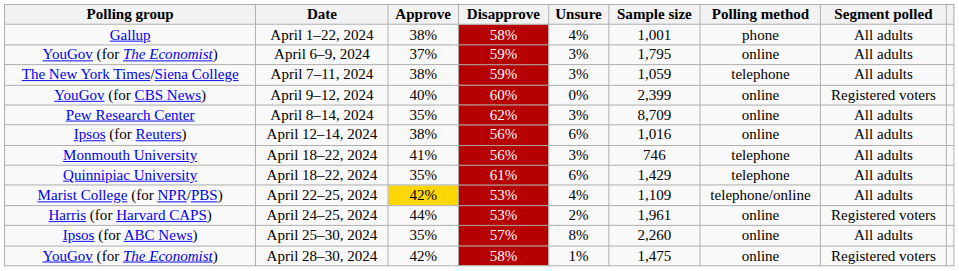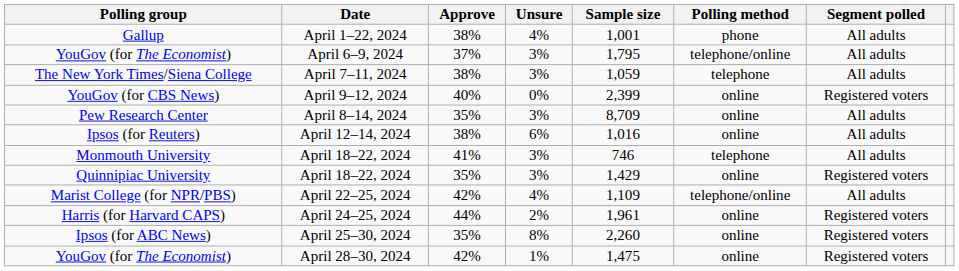- column: (503, 14)
(760, 54) online -> (740, 54) telephone/online
(578, 175) 6% -> (539, 175) 3%
(760, 175) telephone -> (740, 175) online
(883, 175) All adults -> (876, 175) Registered voters
(423, 195) gold background -> (467, 195) no background
(883, 235) All adults -> (876, 235) Registered voters
